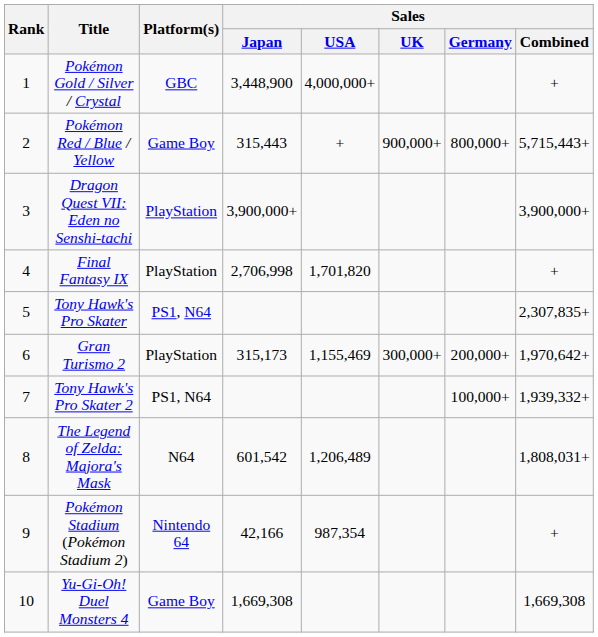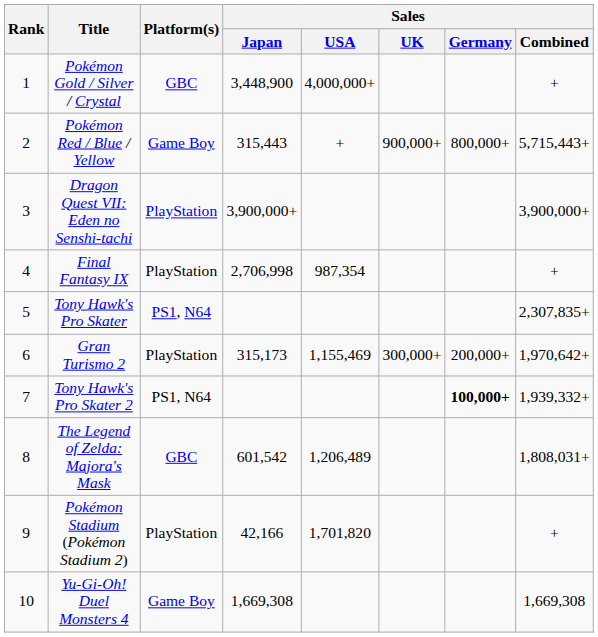(340, 270) 1,701,820 -> (340, 270) 987,354
(480, 397) normal -> (480, 397) bold
(181, 456) N64 -> (181, 456) GBC
(181, 533) Nintendo 64 -> (181, 533) PlayStation
(340, 533) 987,354 -> (340, 533) 1,701,820
